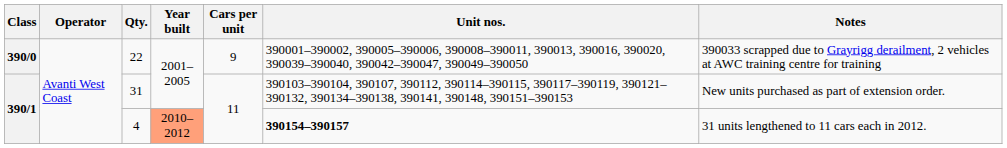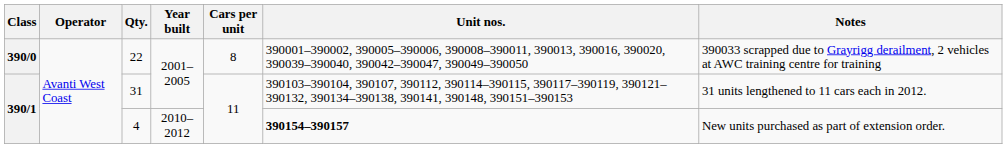(233, 56) 9 -> (233, 56) 8
(823, 91) New units purchased as part of extension order. -> (814, 91) 31 units lengthened to 11 cars each in 2012.
(177, 125) lightsalmon background -> (177, 125) no background
(814, 125) 31 units lengthened to 11 cars each in 2012. -> (823, 125) New units purchased as part of extension order.
